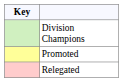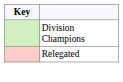- row: (60, 54)
